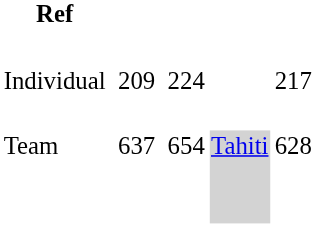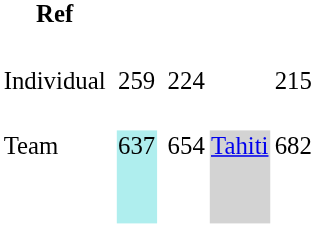(137, 80) 209 -> (137, 80) 259
(293, 80) 217 -> (293, 80) 215
(137, 145) no background -> (137, 145) paleturquoise background
(293, 145) 628 -> (293, 145) 682
